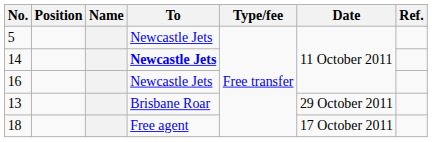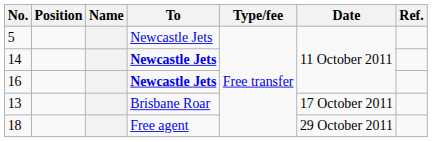(171, 81) normal -> (173, 81) bold
(346, 103) 29 October 2011 -> (346, 103) 17 October 2011
(346, 125) 17 October 2011 -> (346, 125) 29 October 2011
